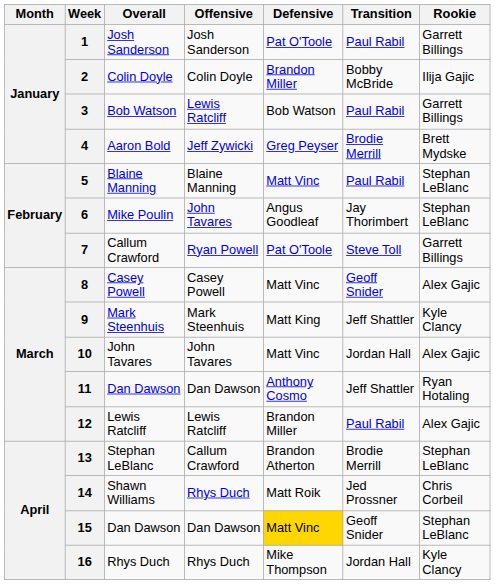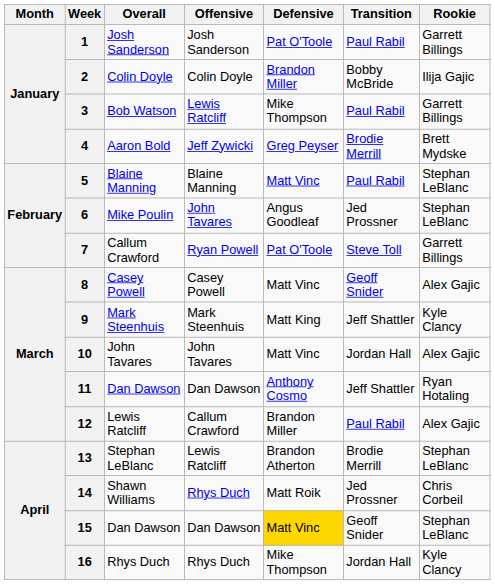(301, 111) Bob Watson -> (297, 111) Mike Thompson
(377, 215) Jay Thorimbert -> (372, 215) Jed Prossner
(207, 423) Lewis Ratcliff -> (213, 423) Callum Crawford
(213, 458) Callum Crawford -> (207, 458) Lewis Ratcliff
